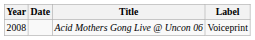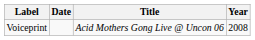columns swapped: (16, 12) <-> (228, 12)
